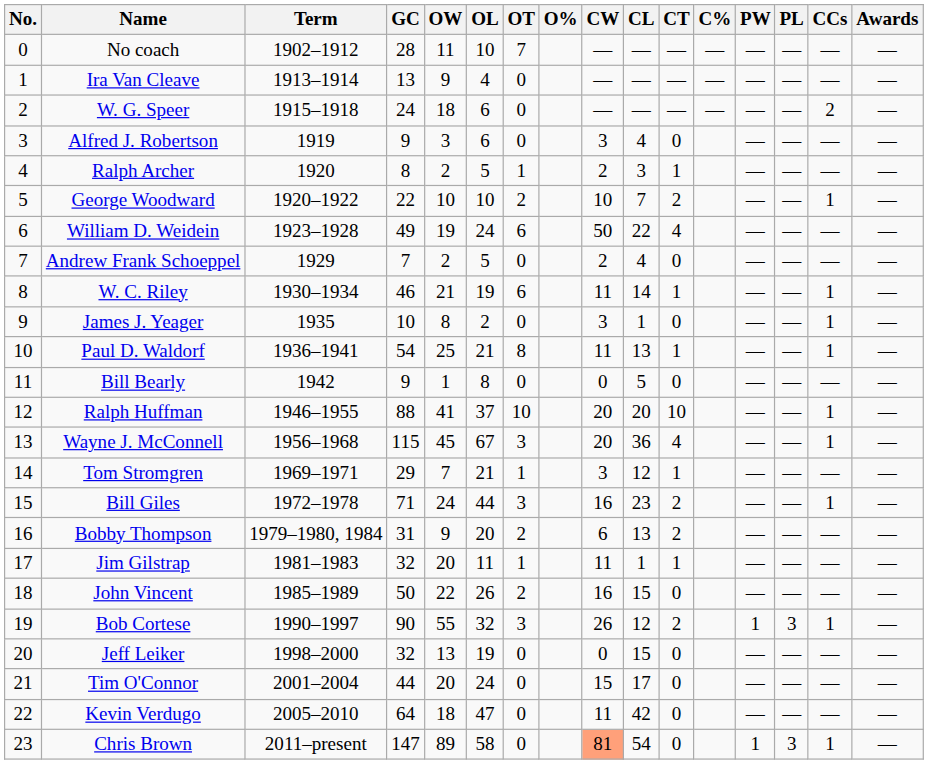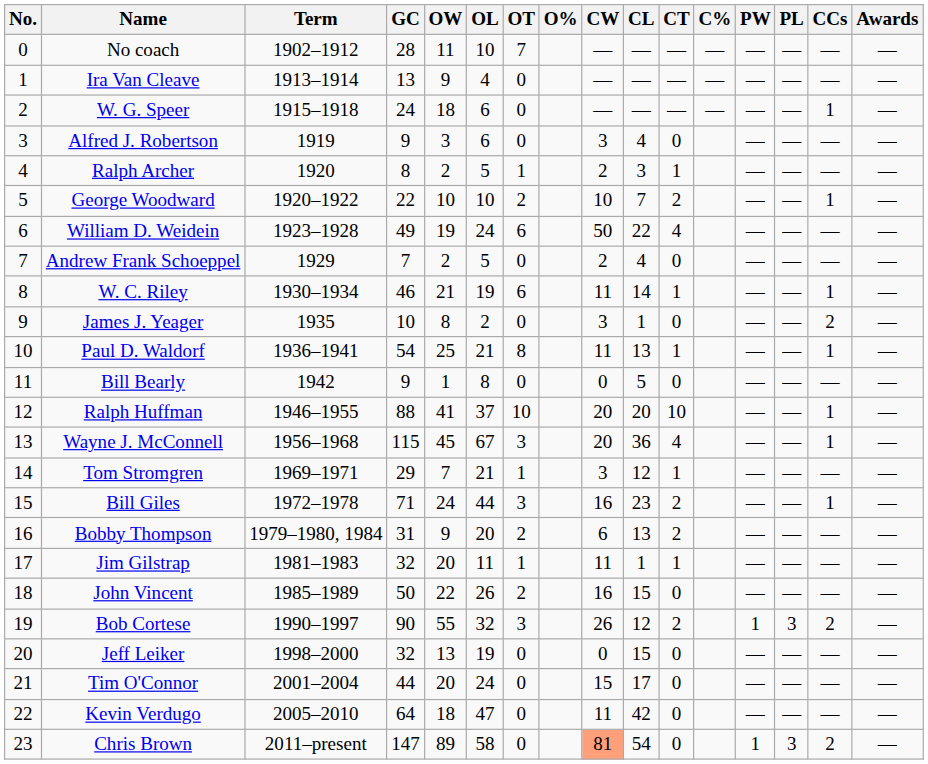(830, 110) 2 -> (830, 110) 1
(830, 321) 1 -> (830, 321) 2
(830, 623) 1 -> (830, 623) 2
(830, 744) 1 -> (830, 744) 2
